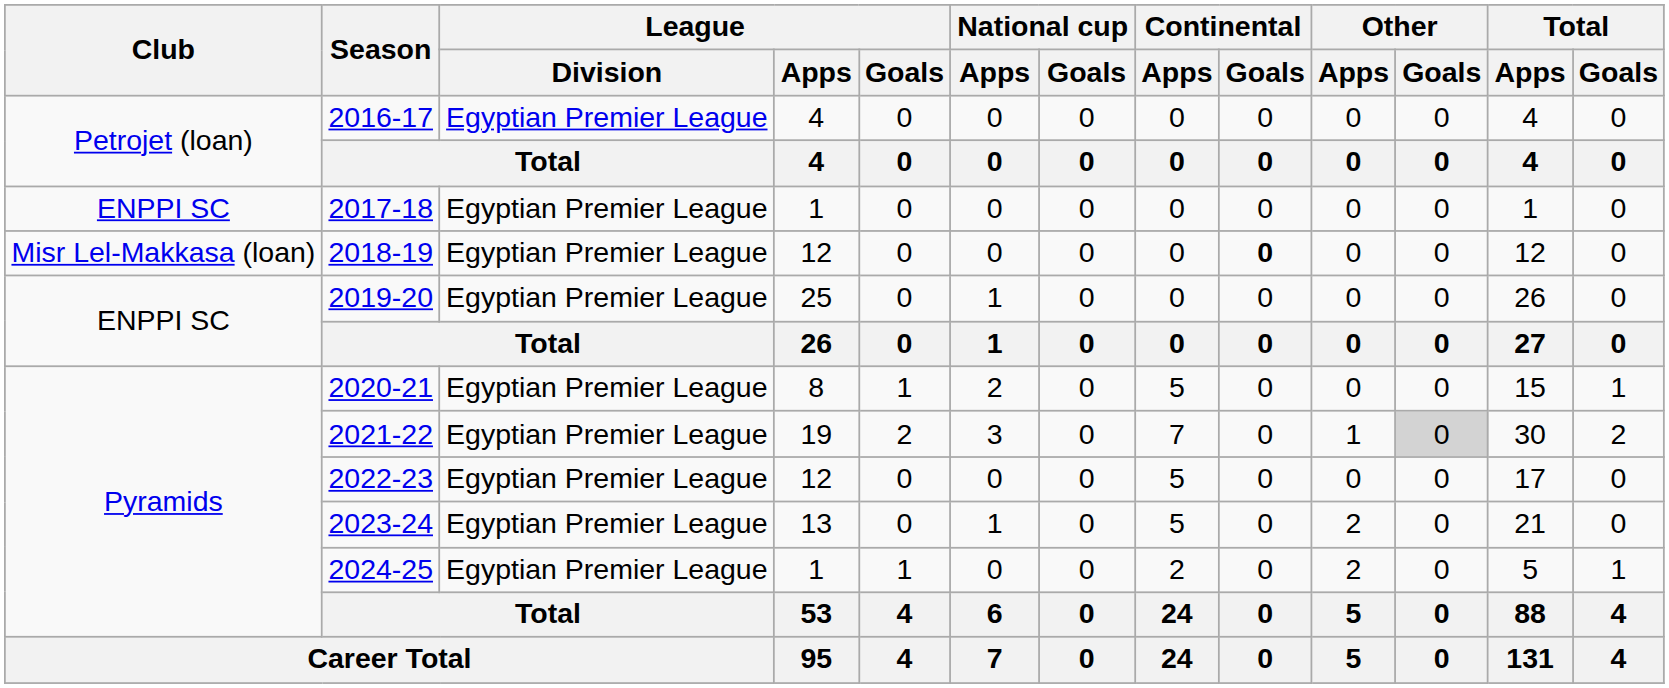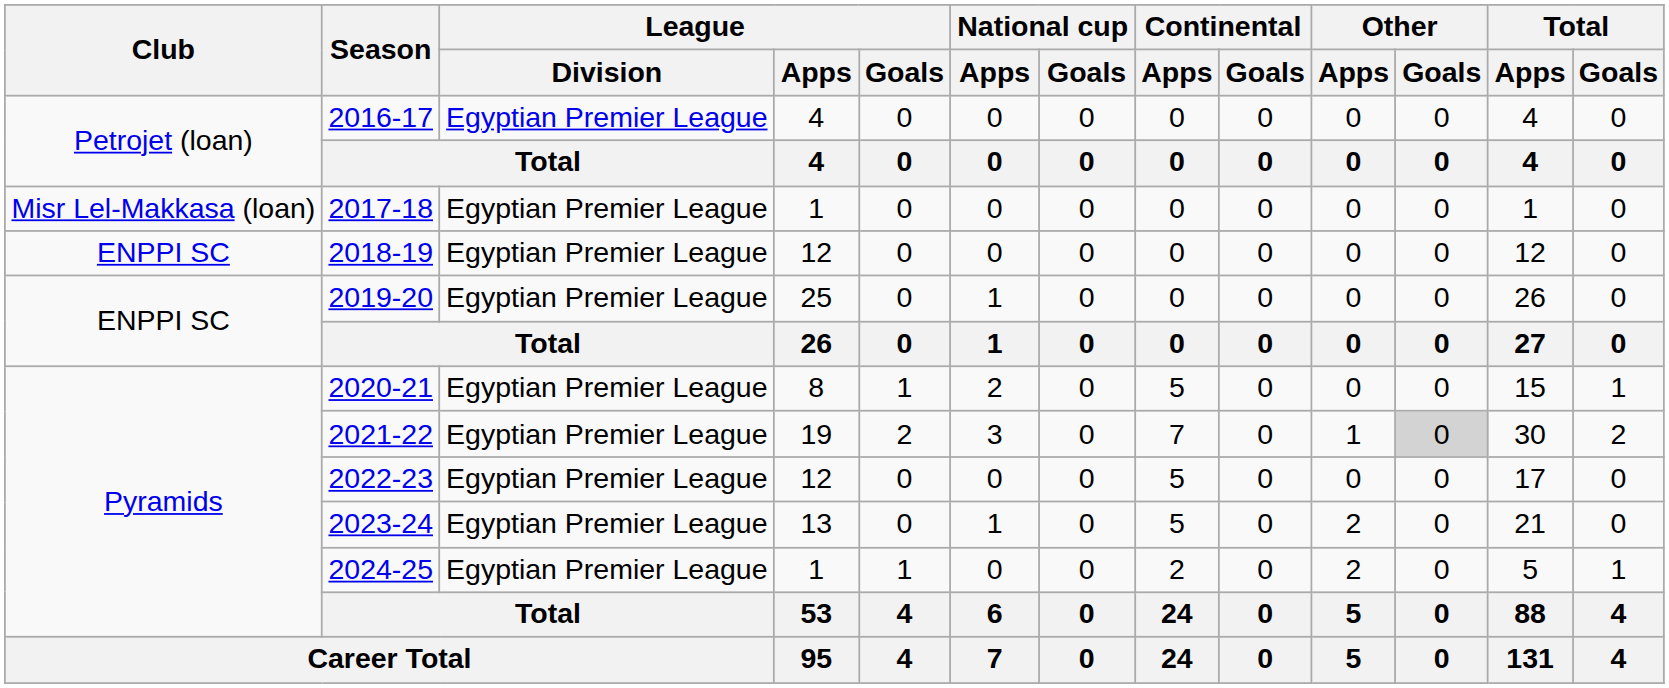(163, 207) ENPPI SC -> (163, 207) Misr Lel-Makkasa (loan)
(163, 252) Misr Lel-Makkasa (loan) -> (163, 252) ENPPI SC
(1265, 252) bold -> (1265, 252) normal
